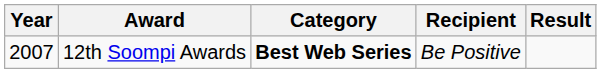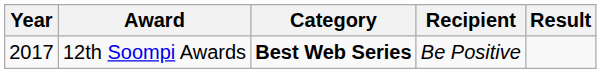(31, 52) 2007 -> (31, 52) 2017
